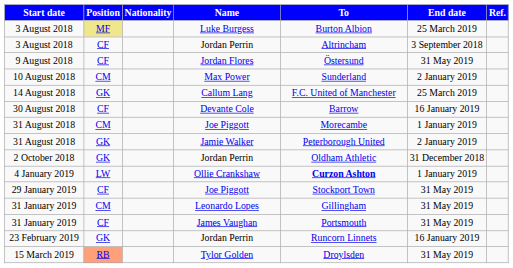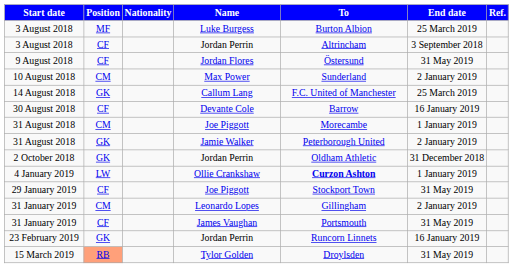(103, 29) khaki background -> (103, 29) no background
(447, 206) 31 May 2019 -> (447, 206) 2 January 2019
